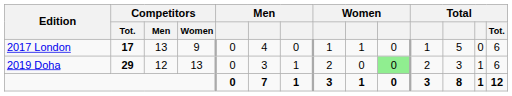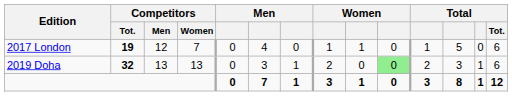(128, 48) 17 -> (128, 48) 19
(161, 48) 13 -> (161, 48) 12
(197, 48) 9 -> (197, 48) 7
(128, 65) 29 -> (128, 65) 32
(161, 65) 12 -> (161, 65) 13
